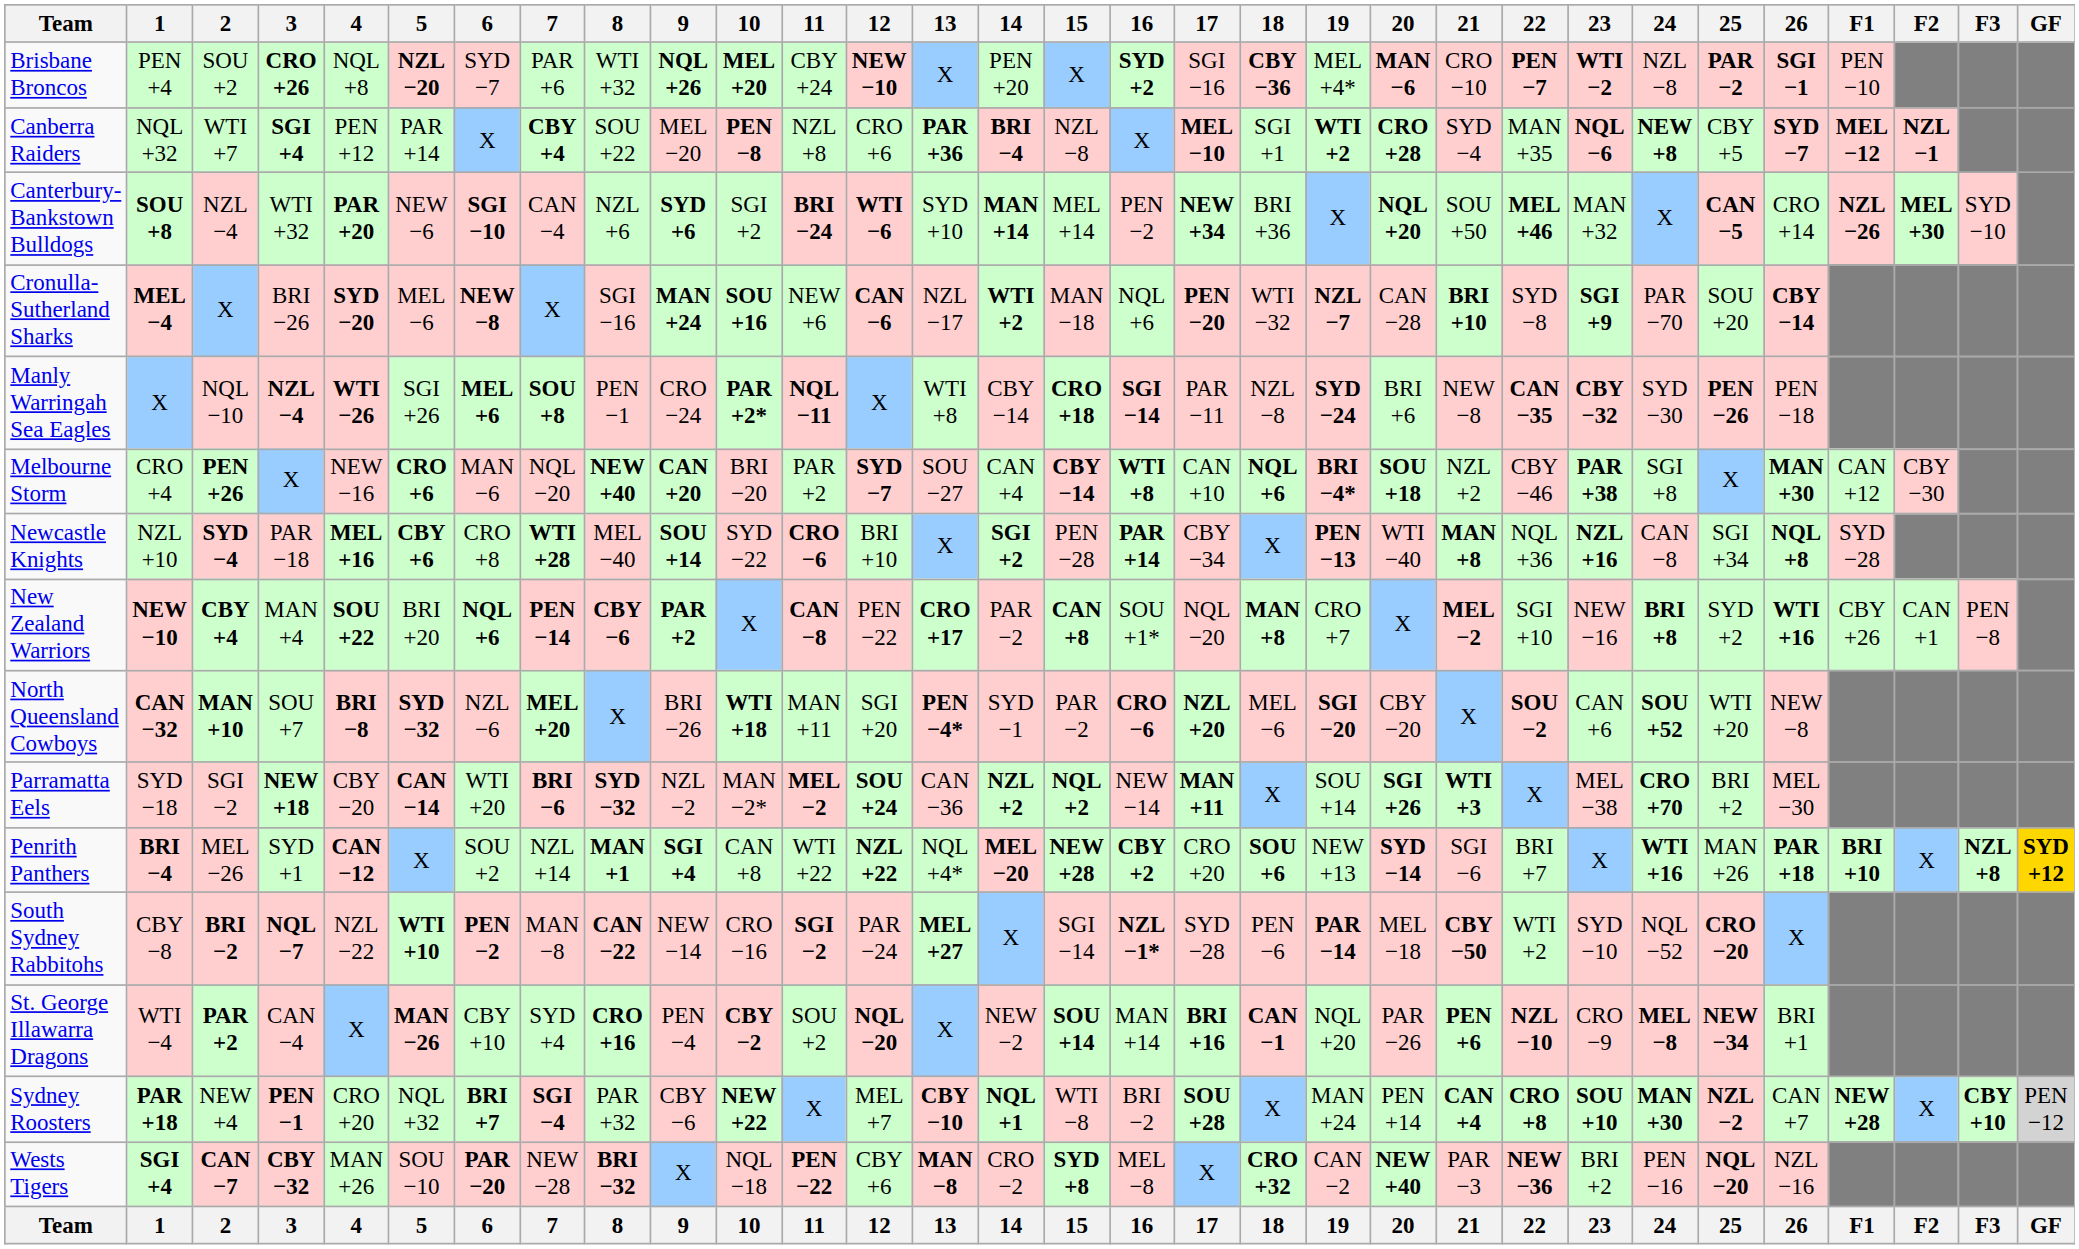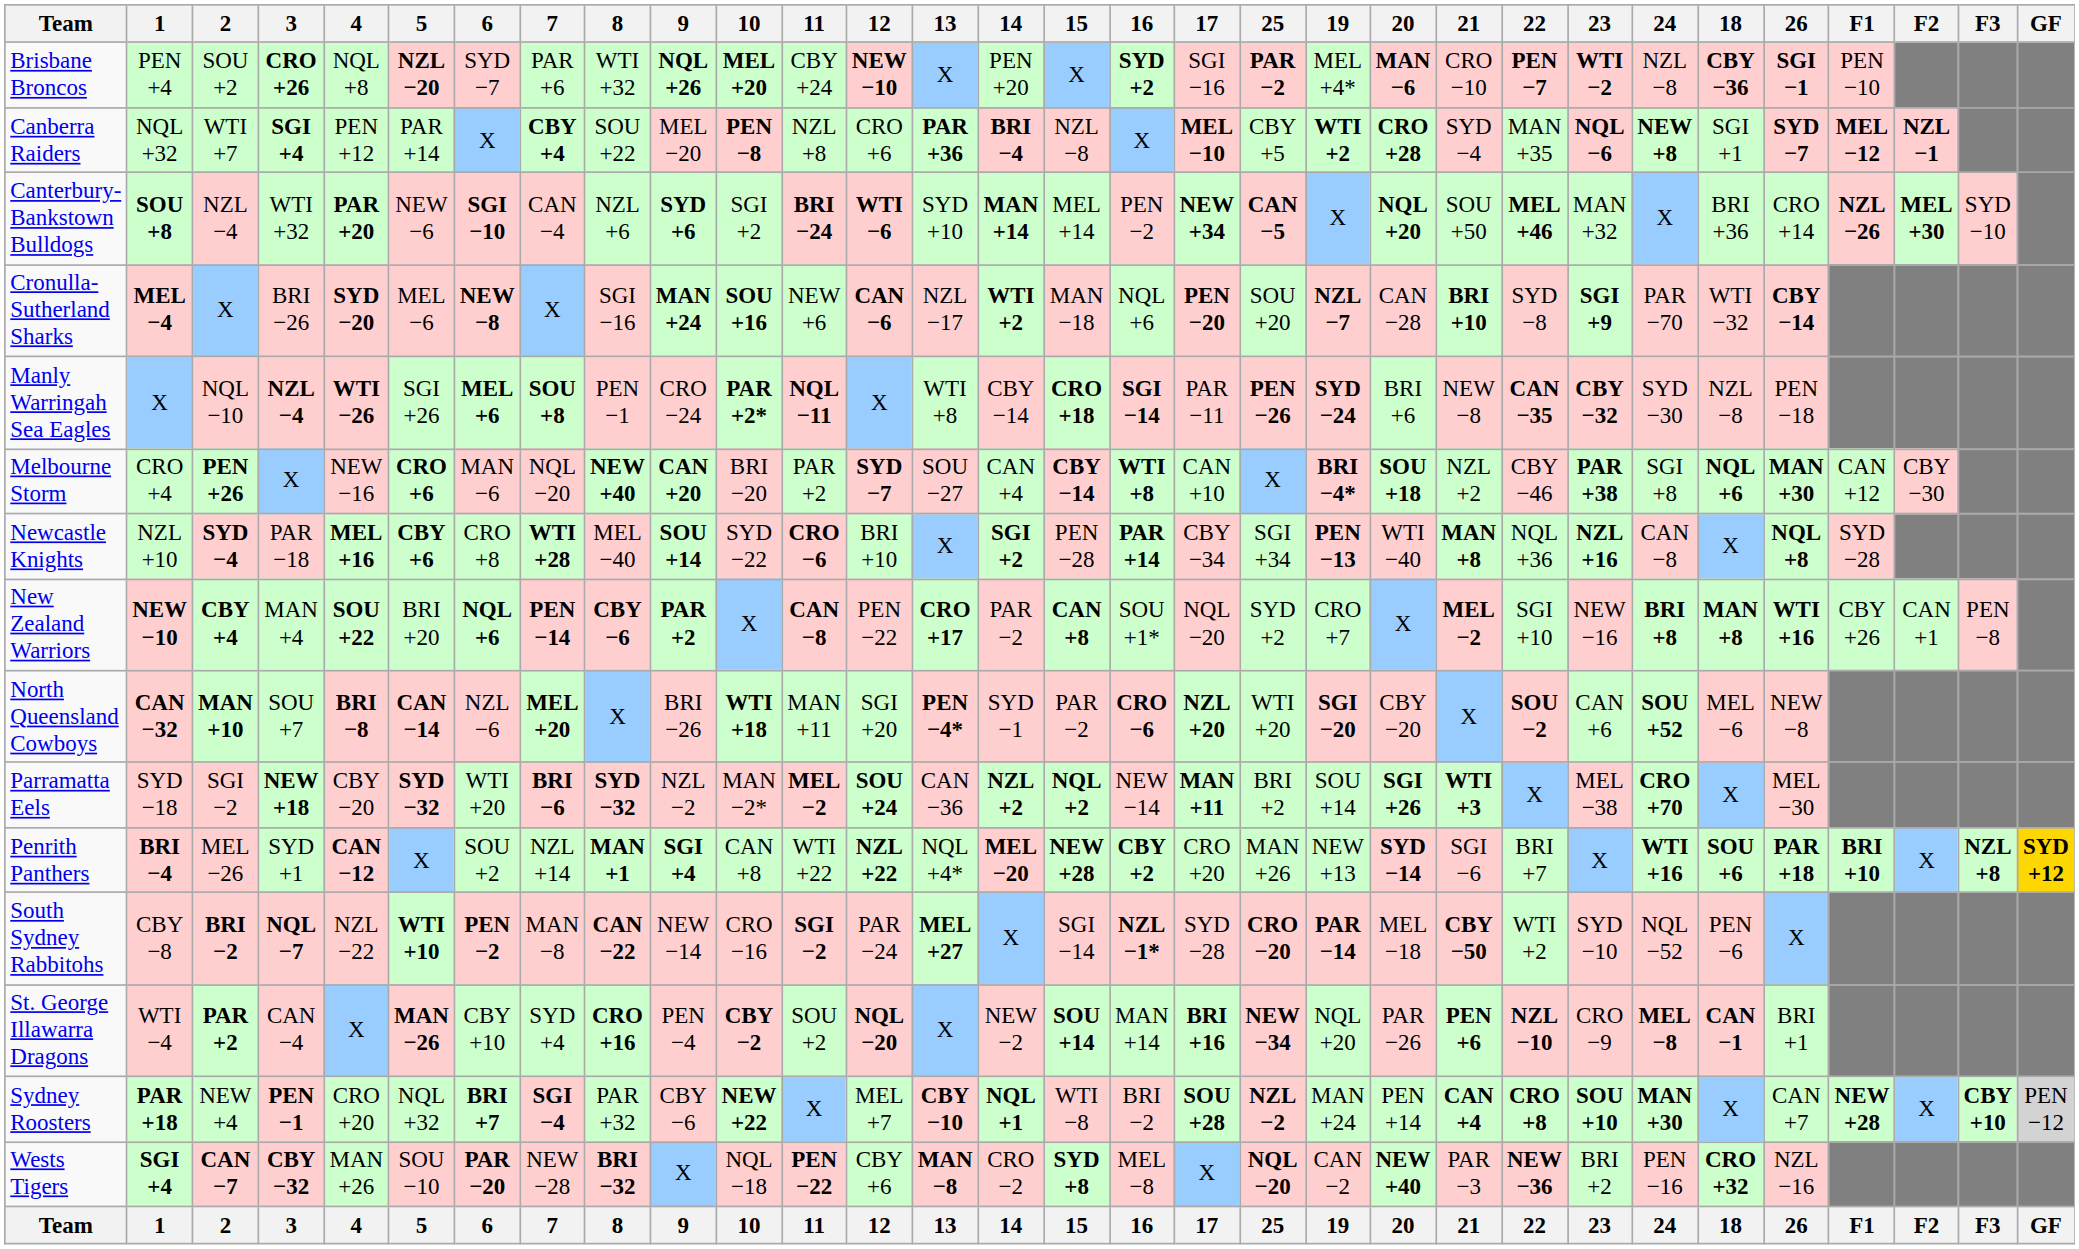columns swapped: (1273, 23) <-> (1730, 23)
(421, 715) SYD −32 -> (421, 715) CAN −14
(421, 794) CAN −14 -> (421, 794) SYD −32
